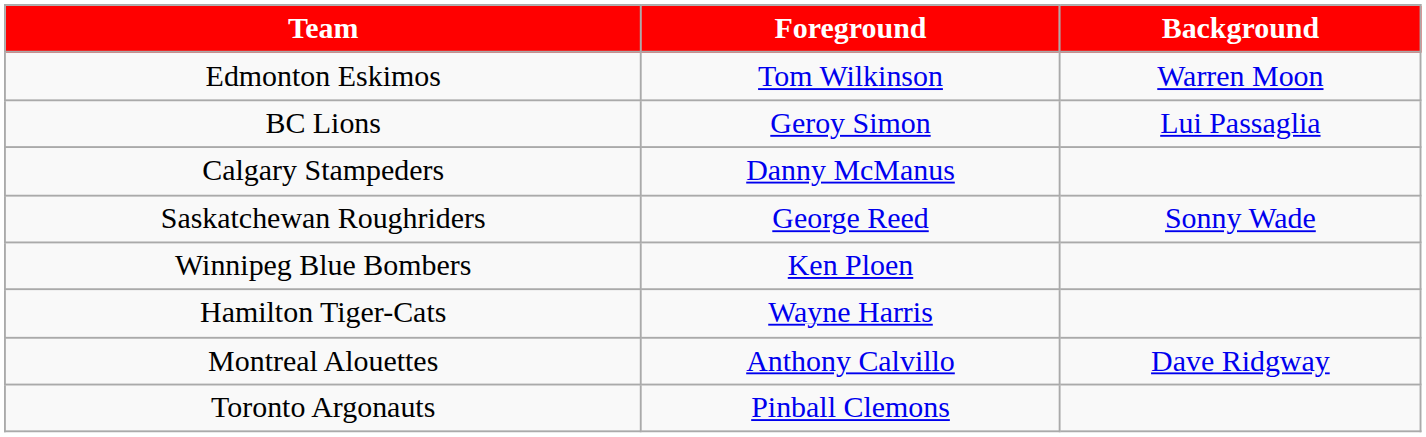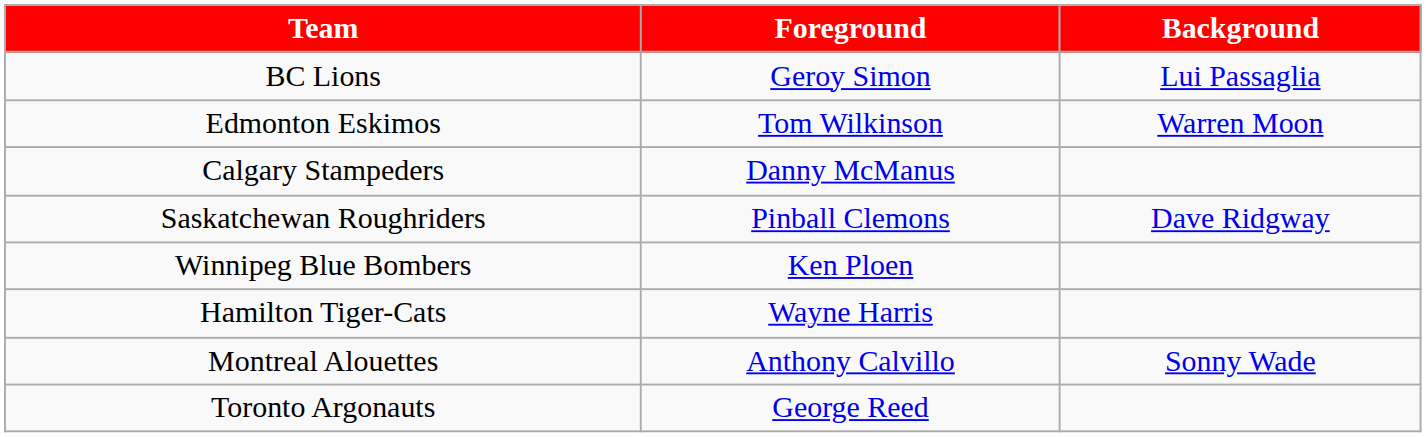rows swapped: (323, 123) <-> (323, 75)
(851, 218) George Reed -> (851, 218) Pinball Clemons
(1240, 218) Sonny Wade -> (1240, 218) Dave Ridgway
(1240, 360) Dave Ridgway -> (1240, 360) Sonny Wade
(851, 407) Pinball Clemons -> (851, 407) George Reed
